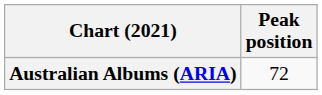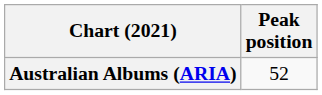(279, 73) 72 -> (279, 73) 52
